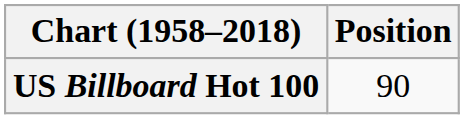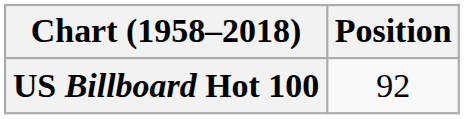(393, 85) 90 -> (393, 85) 92
